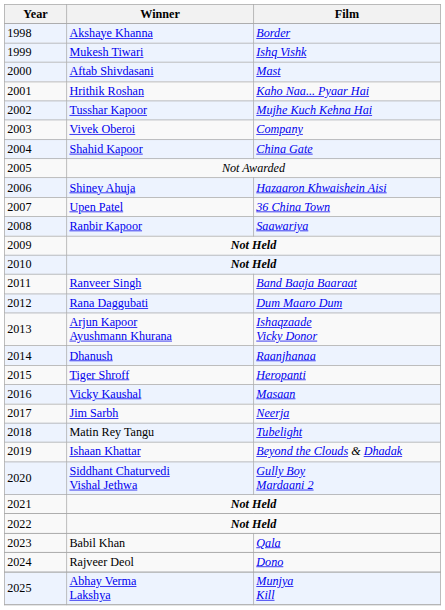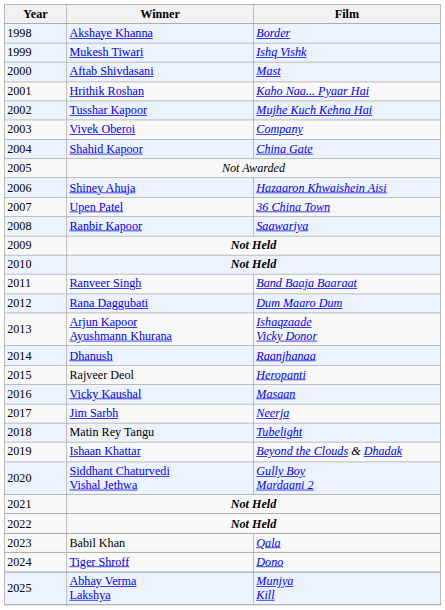(99, 374) Tiger Shroff -> (102, 374) Rajveer Deol
(102, 562) Rajveer Deol -> (99, 562) Tiger Shroff
